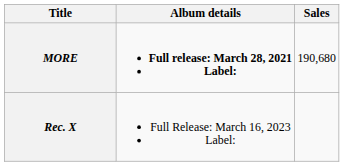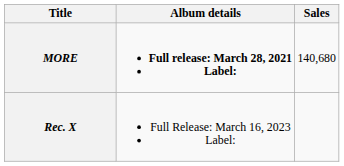(317, 57) 190,680 -> (317, 57) 140,680
